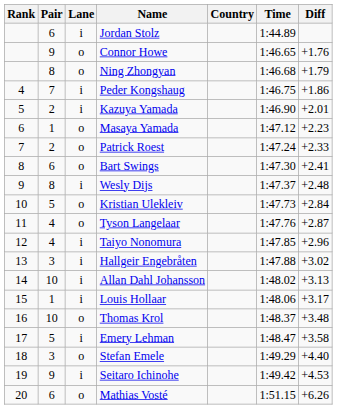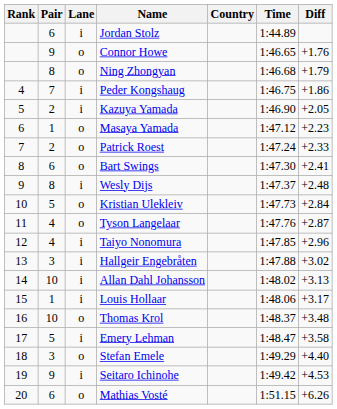(315, 109) +2.01 -> (315, 109) +2.05
